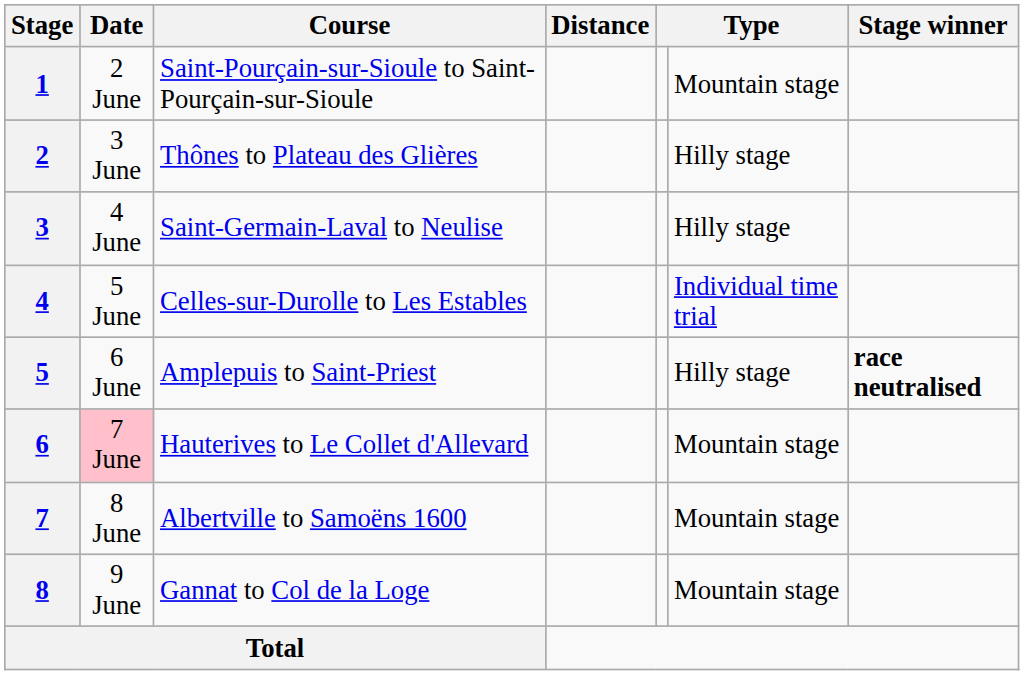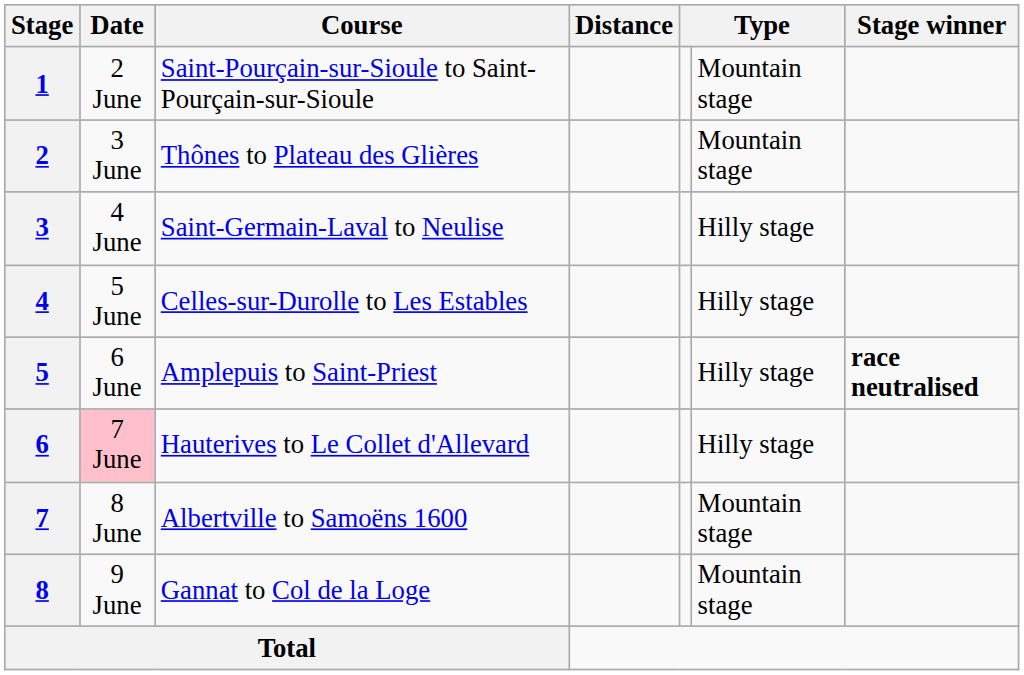(732, 155) Hilly stage -> (750, 155) Mountain stage
(756, 300) Individual time trial -> (756, 300) Hilly stage
(757, 445) Mountain stage -> (756, 445) Hilly stage
